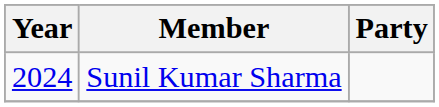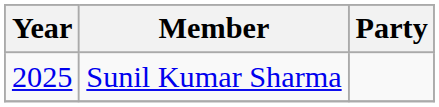(42, 76) 2024 -> (42, 76) 2025
